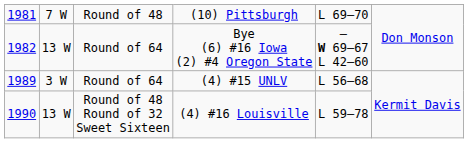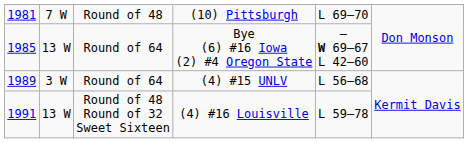(22, 47) 1982 -> (22, 47) 1985
(22, 114) 1990 -> (22, 114) 1991
